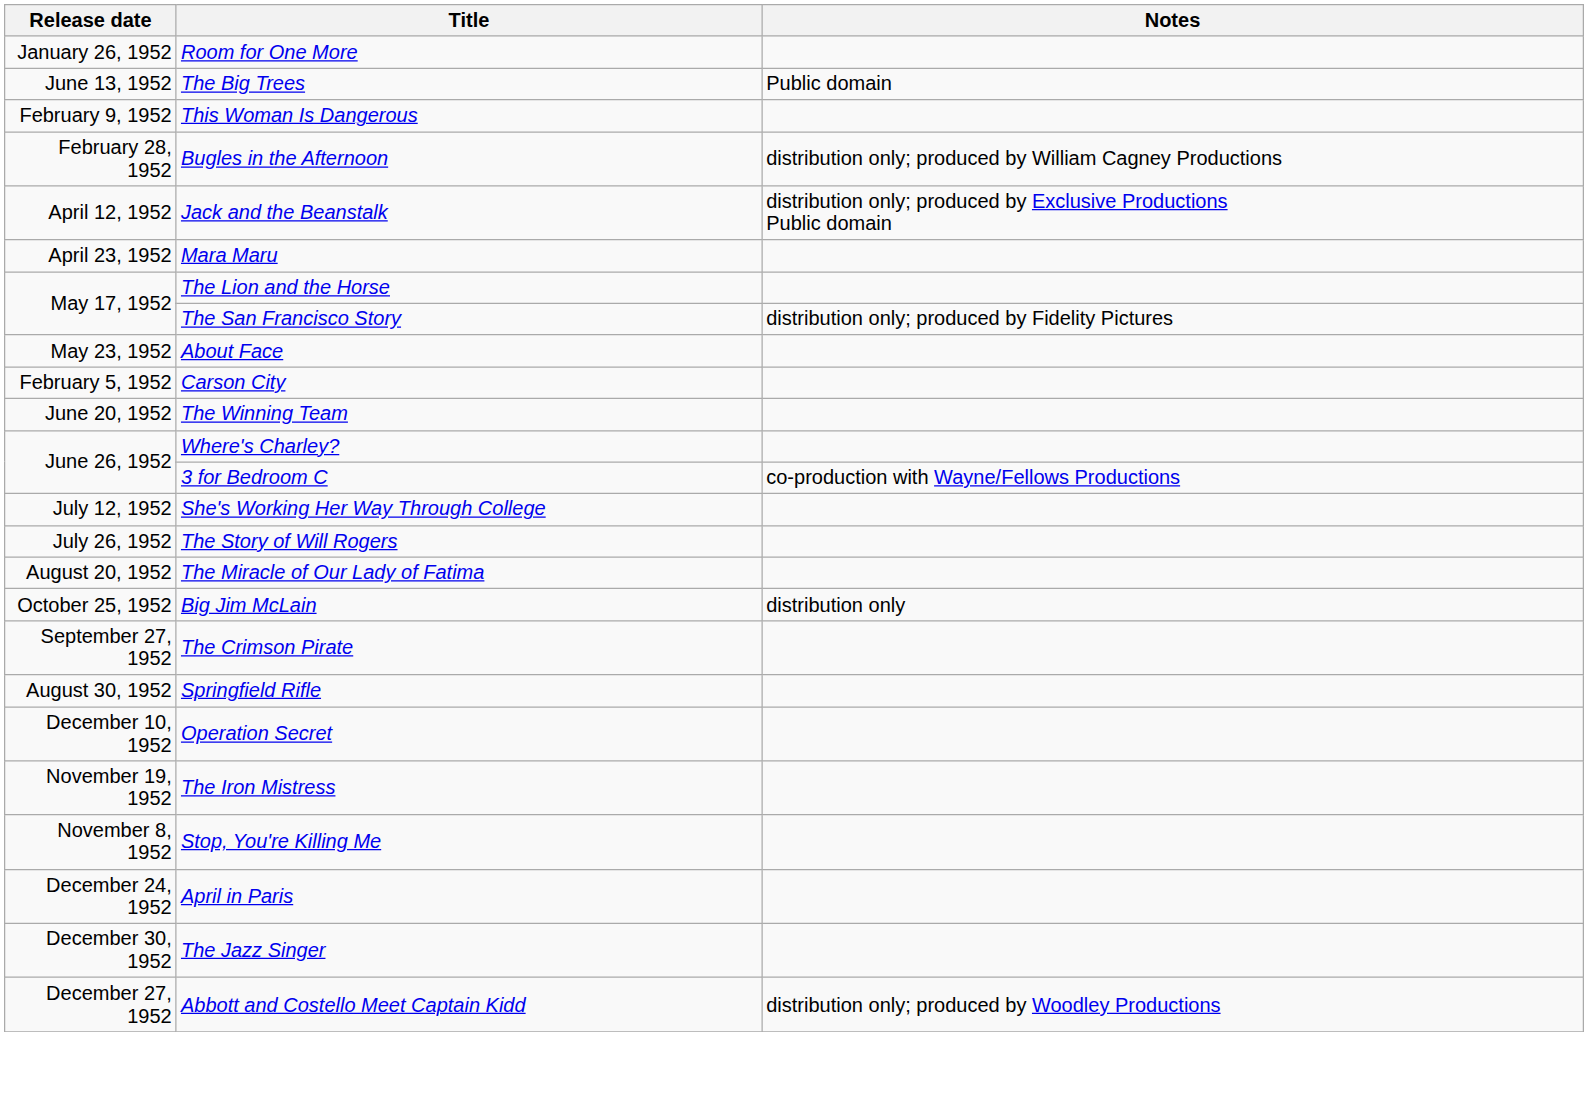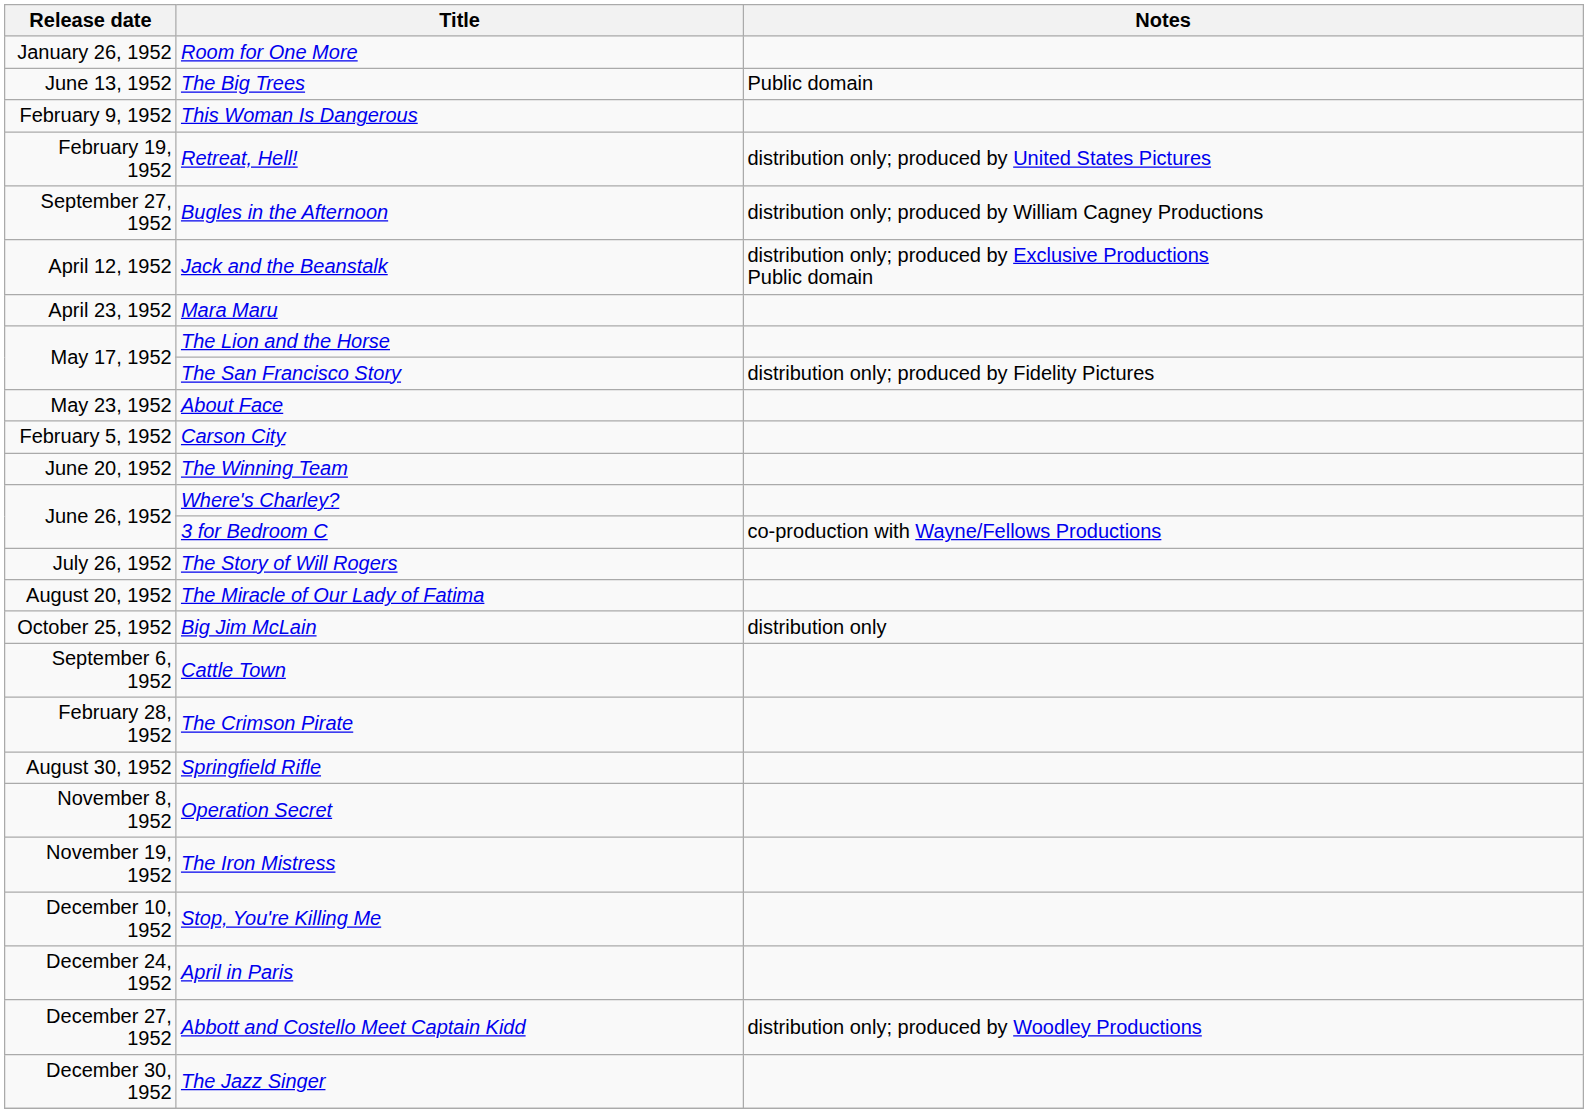+ row: (239, 158)
(115, 158) February 28, 1952 -> (106, 212) September 27, 1952
- row: (363, 509)
+ row: (233, 670)
(106, 647) September 27, 1952 -> (115, 724) February 28, 1952
(109, 733) December 10, 1952 -> (114, 810) November 8, 1952
(114, 841) November 8, 1952 -> (109, 918) December 10, 1952
rows swapped: (353, 1004) <-> (253, 950)
